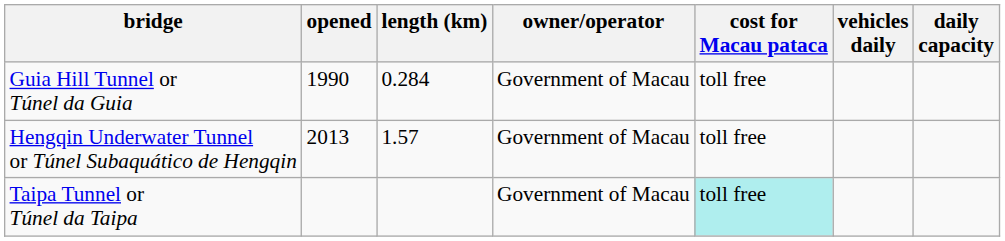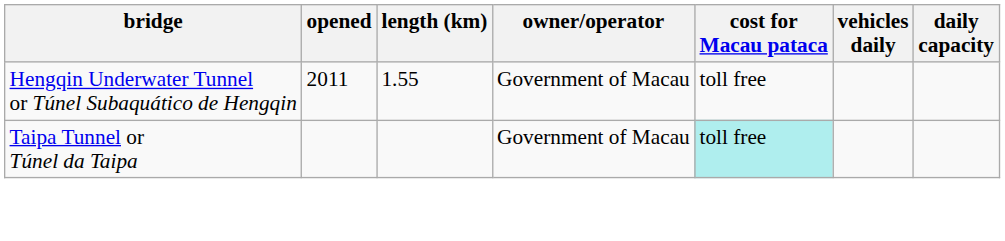- row: (93, 91)
(328, 136) 2013 -> (328, 79) 2011
(400, 136) 1.57 -> (400, 79) 1.55
